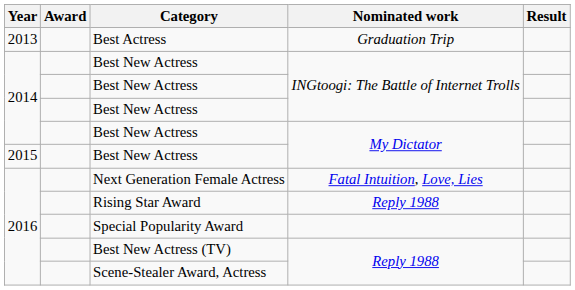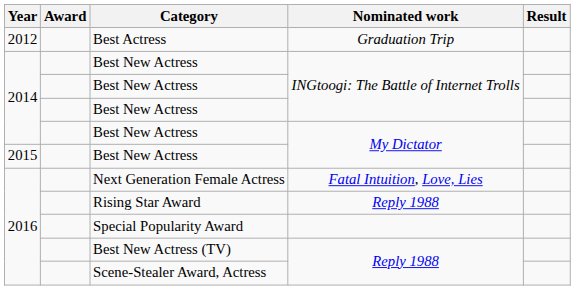(23, 39) 2013 -> (23, 39) 2012
